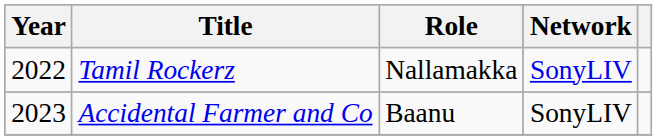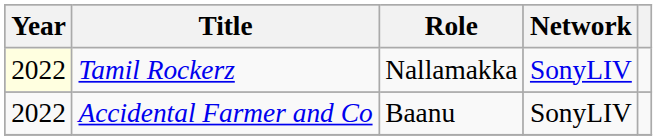(39, 69) no background -> (39, 69) lightyellow background
(39, 112) 2023 -> (39, 112) 2022
